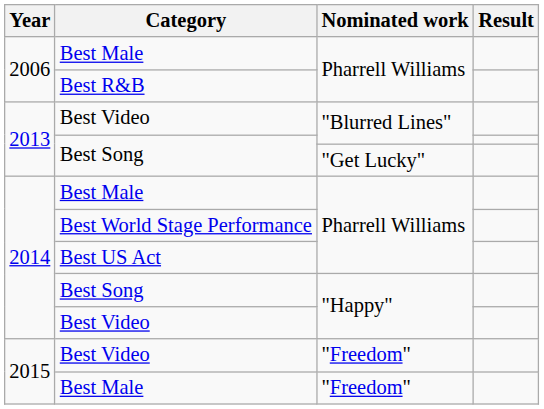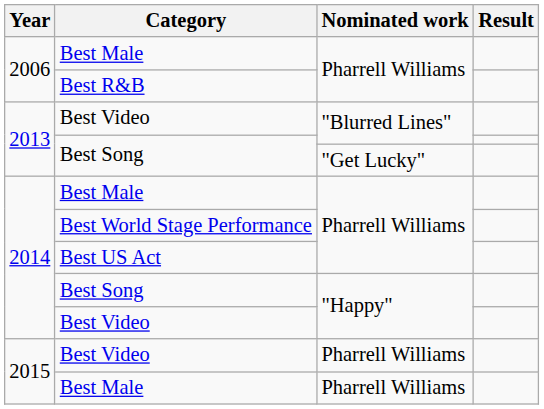(366, 354) "Freedom" -> (393, 354) Pharrell Williams
(366, 387) "Freedom" -> (393, 387) Pharrell Williams
